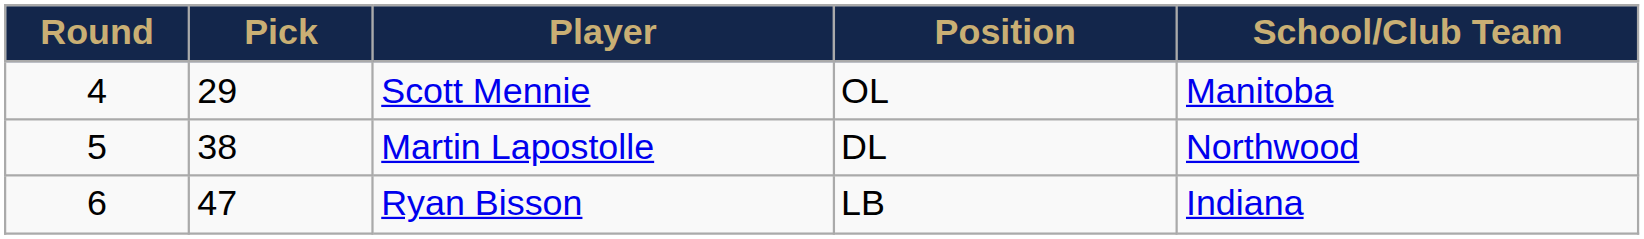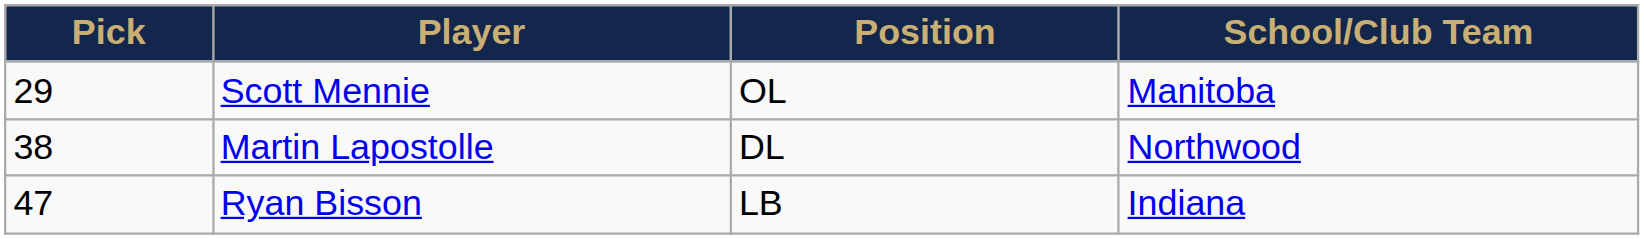- column: (97, 32)
